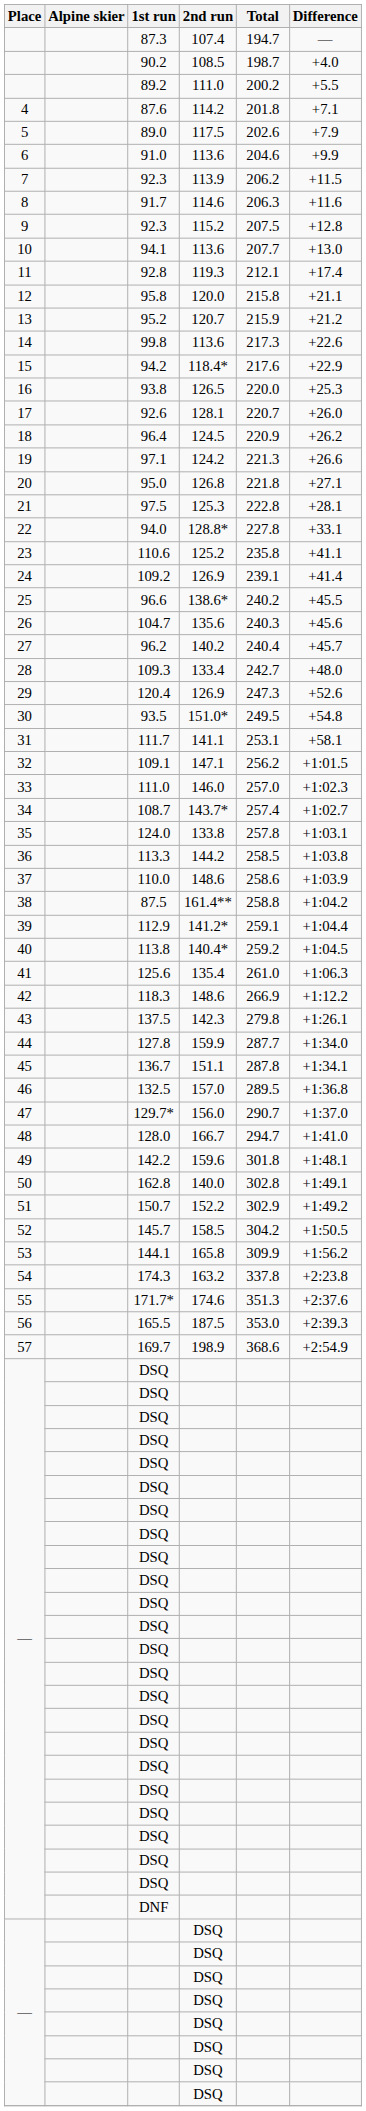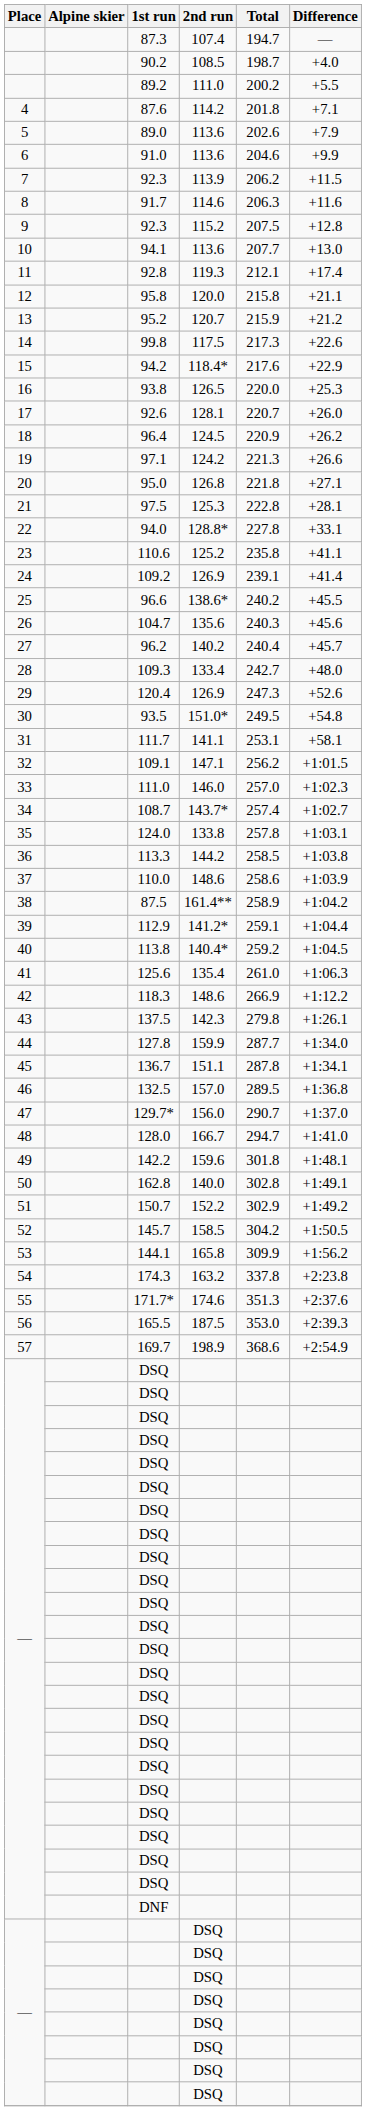(208, 132) 117.5 -> (208, 132) 113.6
(208, 343) 113.6 -> (208, 343) 117.5
(263, 903) 258.8 -> (263, 903) 258.9
